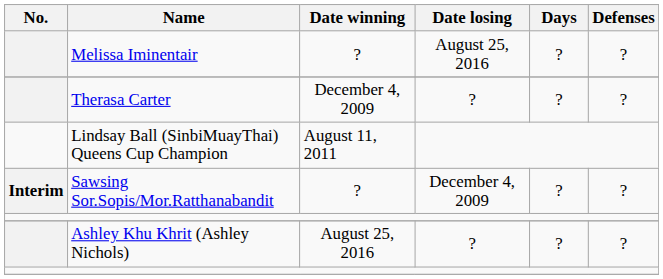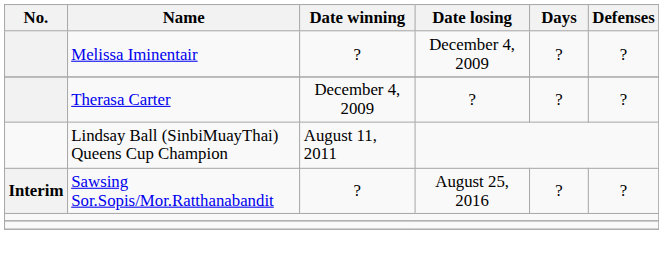(472, 53) August 25, 2016 -> (472, 53) December 4, 2009
(472, 190) December 4, 2009 -> (472, 190) August 25, 2016
- row: (160, 243)
